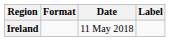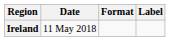columns swapped: (107, 12) <-> (59, 12)
